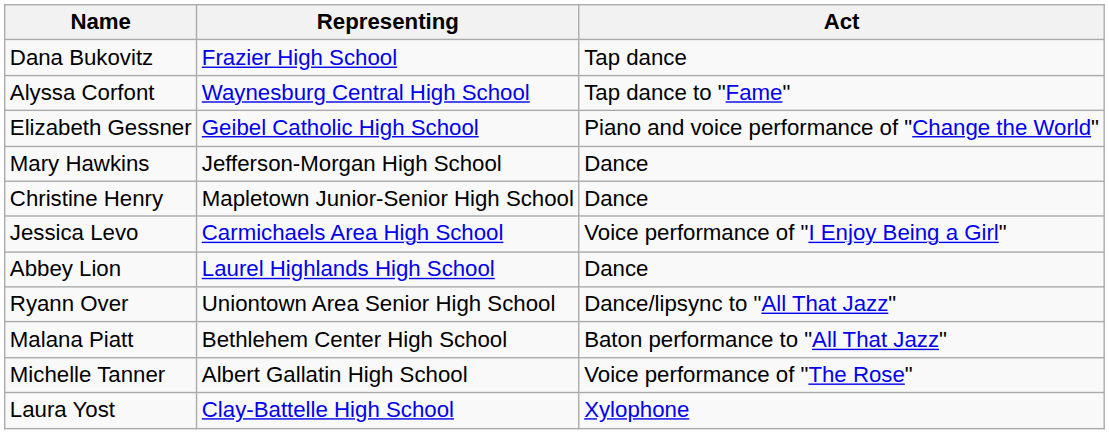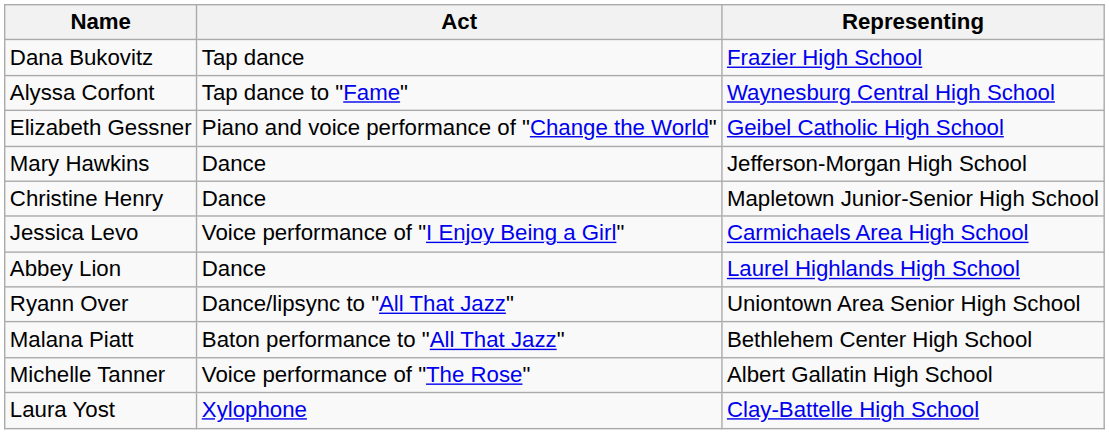columns swapped: (842, 22) <-> (388, 22)
